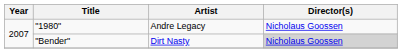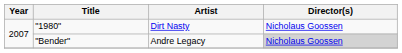(178, 26) Andre Legacy -> (170, 26) Dirt Nasty
(170, 41) Dirt Nasty -> (178, 41) Andre Legacy
